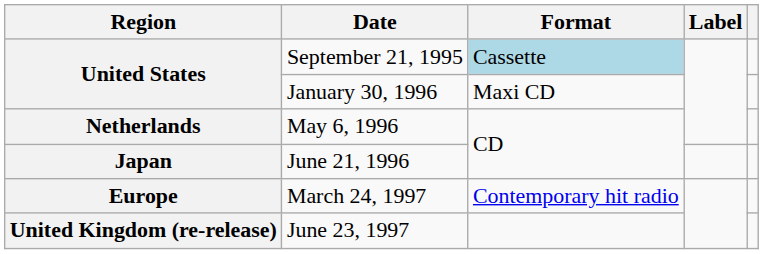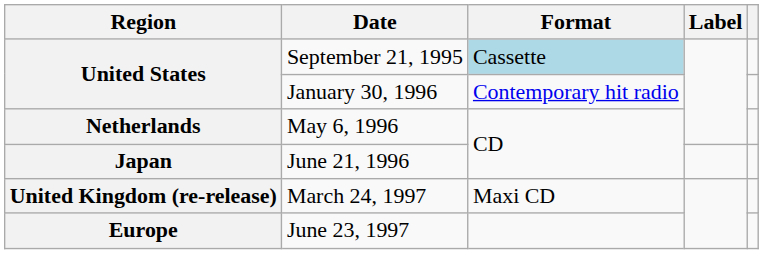(514, 91) Maxi CD -> (576, 91) Contemporary hit radio
(143, 195) Europe -> (143, 195) United Kingdom (re-release)
(576, 195) Contemporary hit radio -> (514, 195) Maxi CD
(143, 230) United Kingdom (re-release) -> (143, 230) Europe
